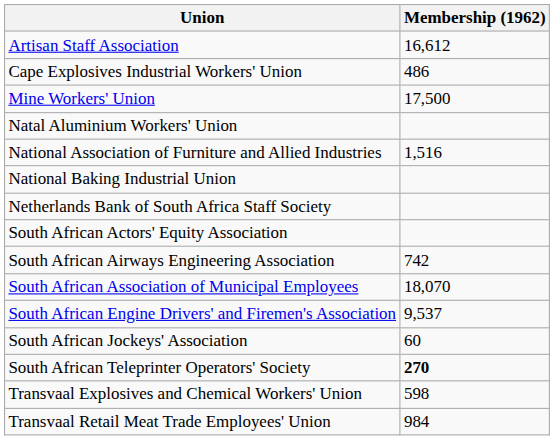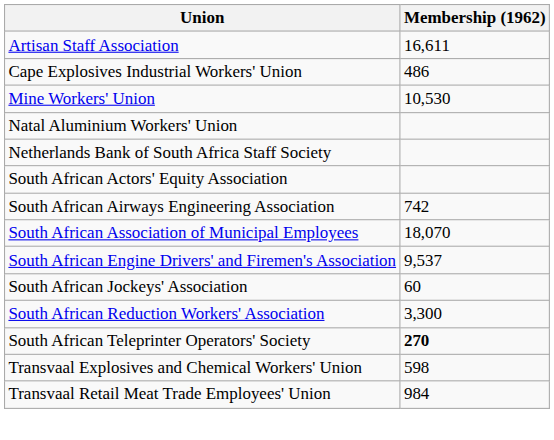(427, 44) 16,612 -> (427, 44) 16,611
(427, 98) 17,500 -> (427, 98) 10,530
- row: (195, 152)
- row: (122, 179)
+ row: (166, 313)
